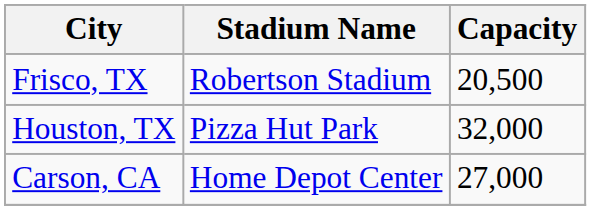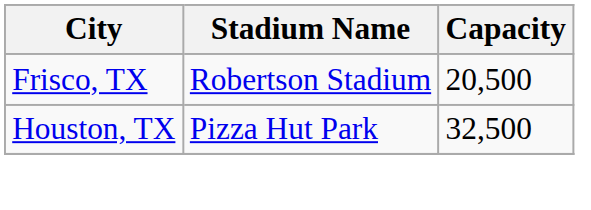(500, 128) 32,000 -> (489, 128) 32,500
- row: (86, 178)
